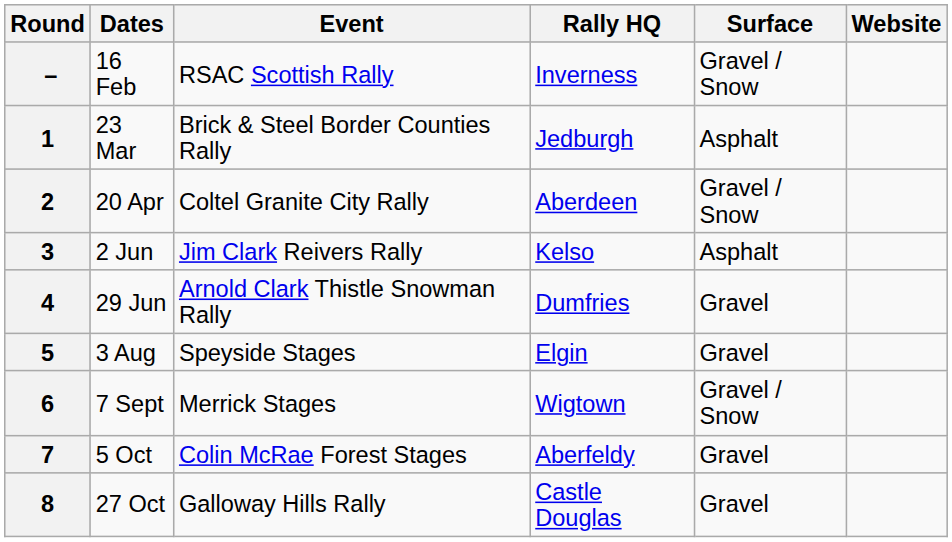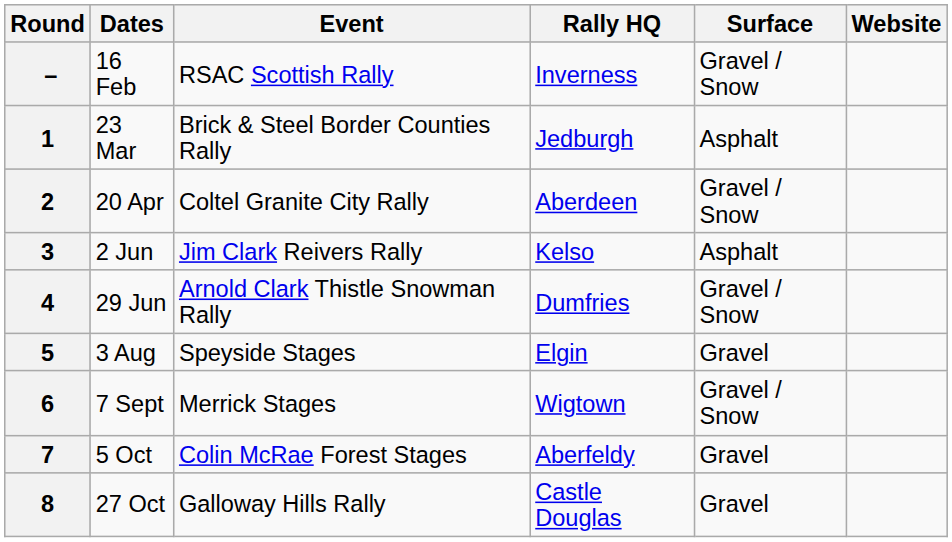(734, 302) Gravel -> (741, 302) Gravel / Snow
